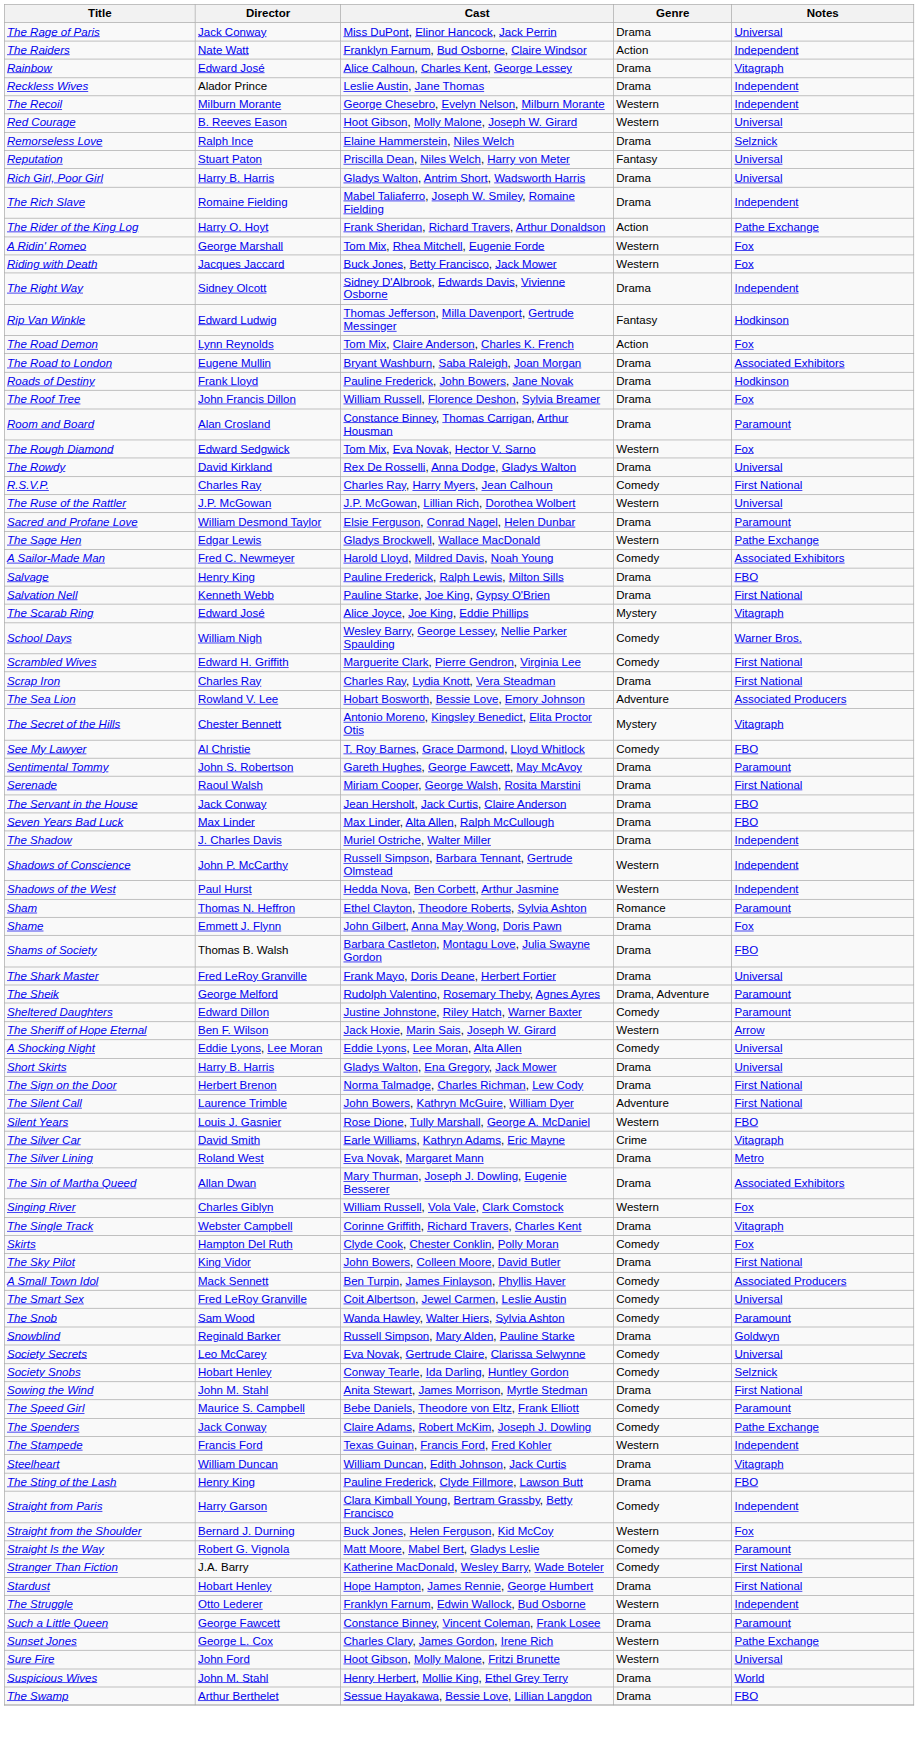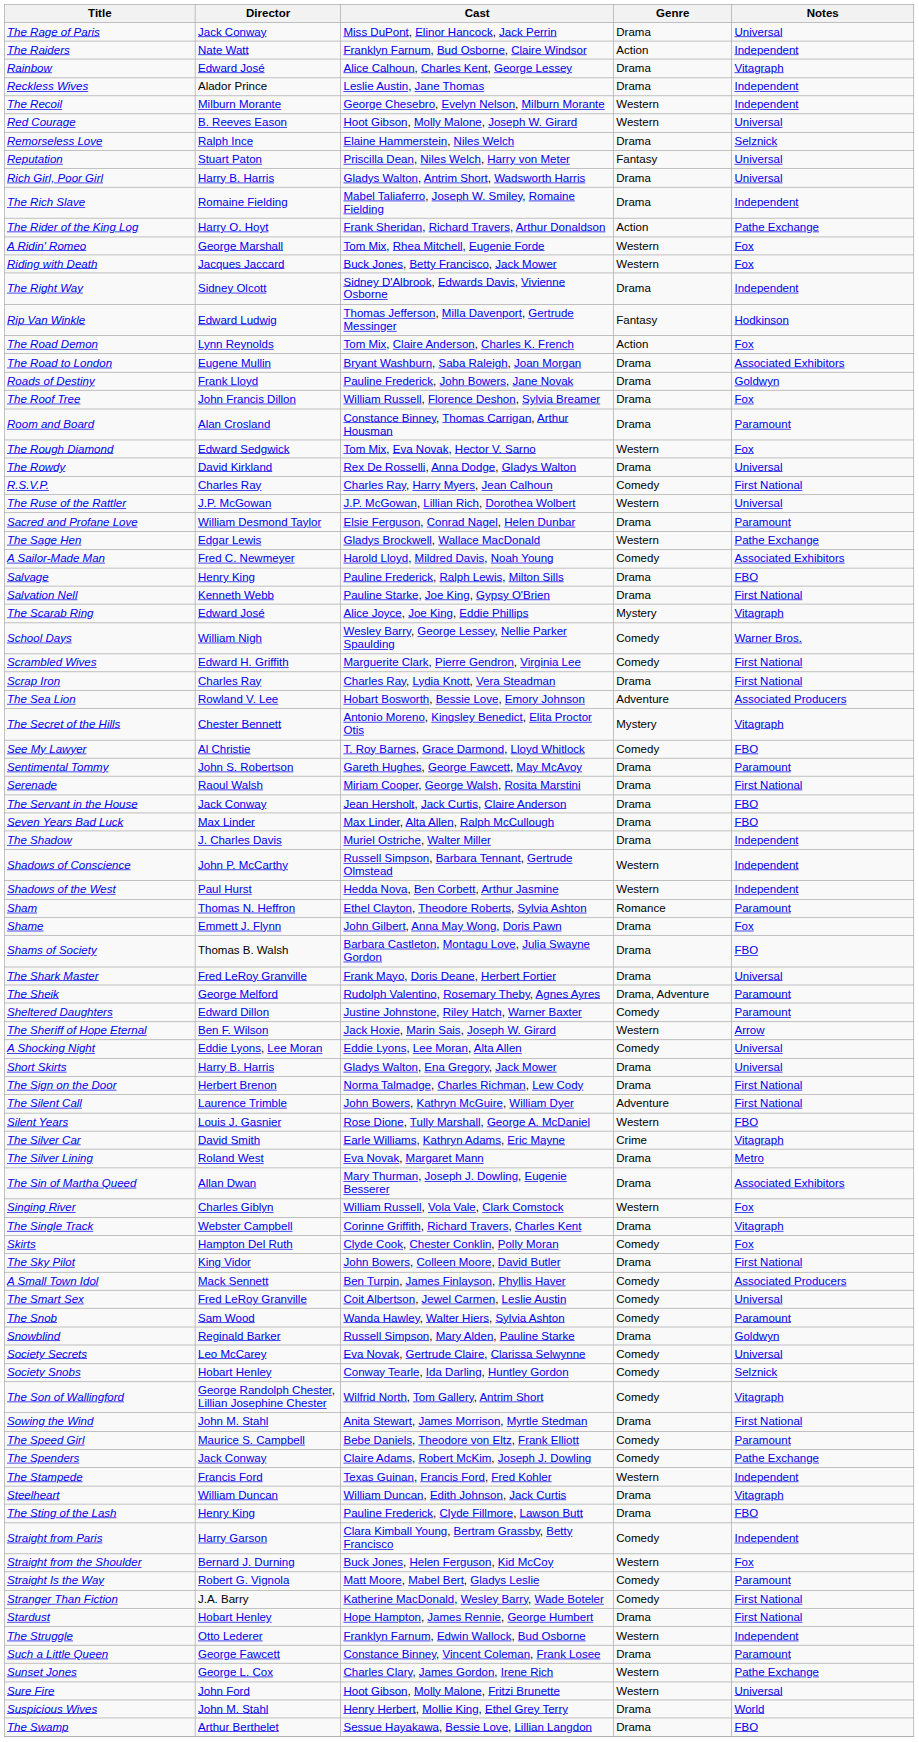(762, 381) Hodkinson -> (757, 381) Goldwyn
+ row: (66, 1397)
